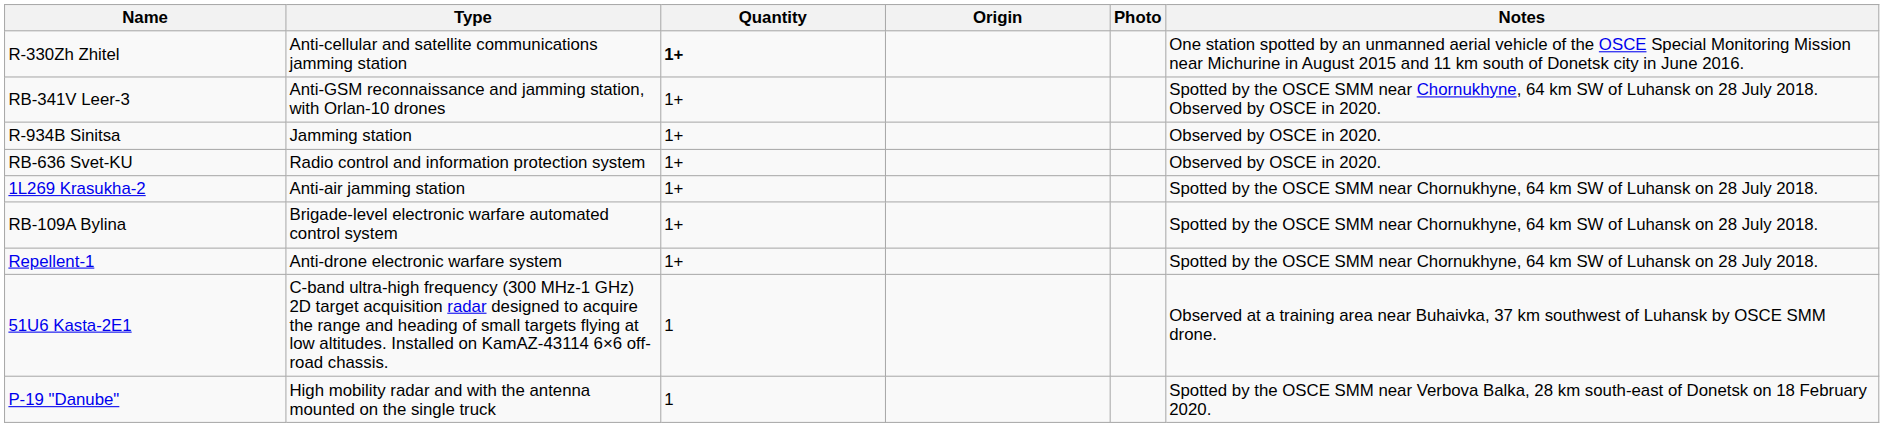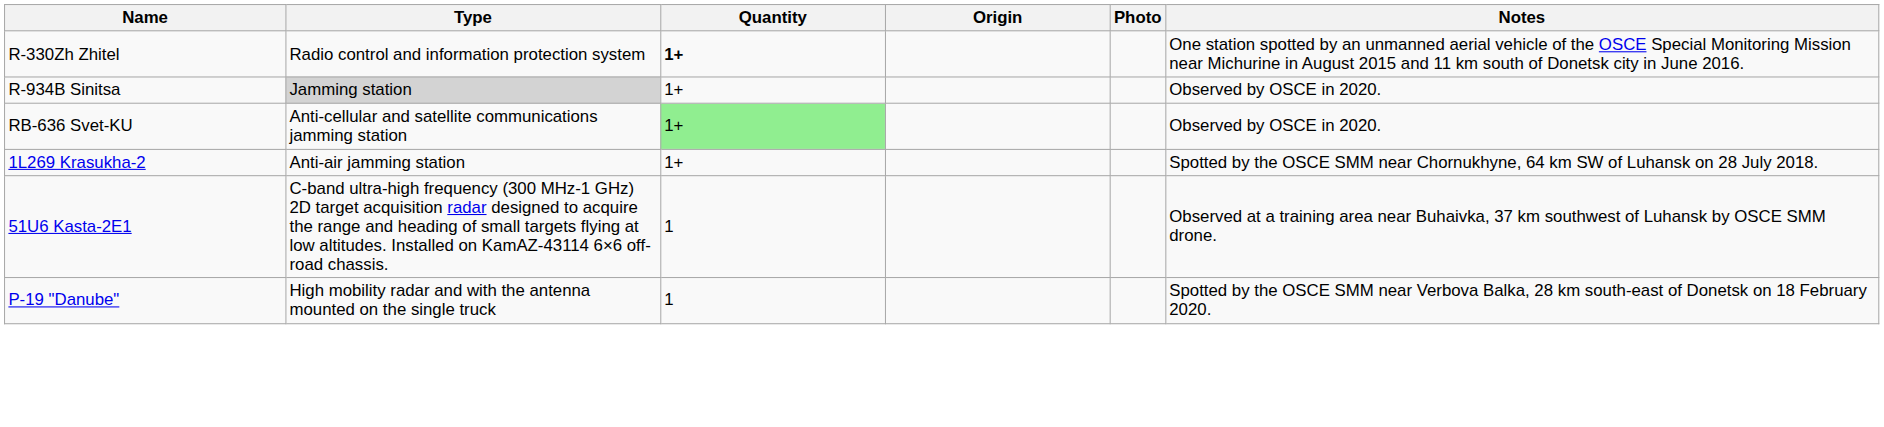(444, 53) Anti-cellular and satellite communications jamming station -> (467, 53) Radio control and information protection system
- row: (69, 99)
(351, 135) no background -> (351, 90) lightgrey background
(467, 162) Radio control and information protection system -> (444, 126) Anti-cellular and satellite communications jamming station
(674, 162) no background -> (674, 126) lightgreen background
- row: (67, 224)
- row: (51, 261)
